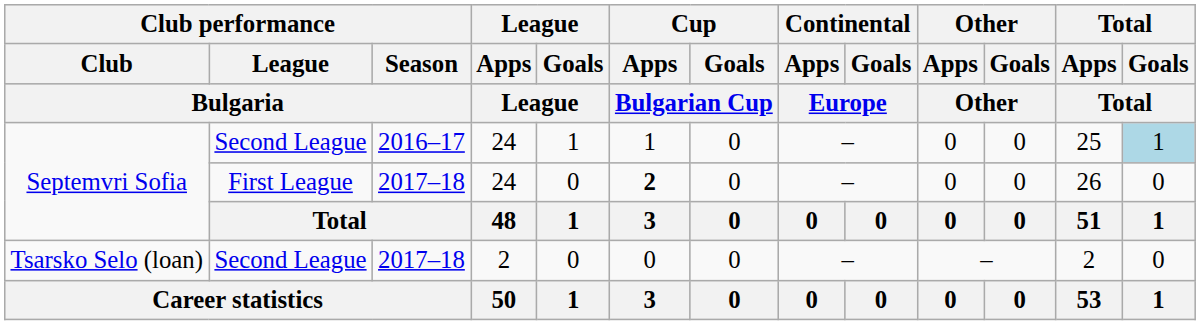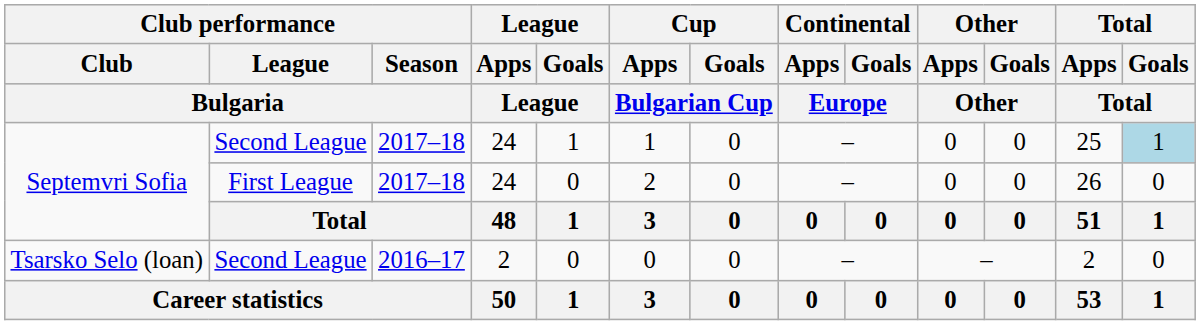(421, 142) 2016–17 -> (421, 142) 2017–18
(650, 181) bold -> (650, 181) normal
(421, 260) 2017–18 -> (421, 260) 2016–17
